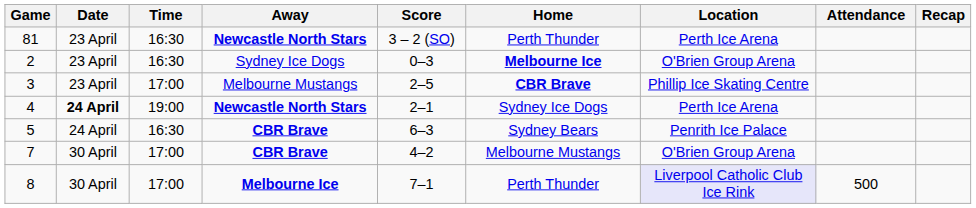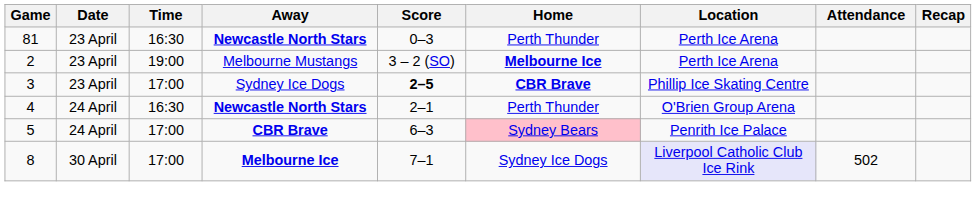(422, 38) 3 – 2 (SO) -> (422, 38) 0–3
(166, 61) 16:30 -> (166, 61) 19:00
(290, 61) Sydney Ice Dogs -> (290, 61) Melbourne Mustangs
(422, 61) 0–3 -> (422, 61) 3 – 2 (SO)
(728, 61) O'Brien Group Arena -> (728, 61) Perth Ice Arena
(290, 84) Melbourne Mustangs -> (290, 84) Sydney Ice Dogs
(422, 84) normal -> (422, 84) bold
(93, 107) bold -> (93, 107) normal
(166, 107) 19:00 -> (166, 107) 16:30
(553, 107) Sydney Ice Dogs -> (553, 107) Perth Thunder
(728, 107) Perth Ice Arena -> (728, 107) O'Brien Group Arena
(166, 130) 16:30 -> (166, 130) 17:00
(553, 130) no background -> (553, 130) pink background
- row: (31, 152)
(553, 183) Perth Thunder -> (553, 161) Sydney Ice Dogs
(866, 183) 500 -> (866, 161) 502
